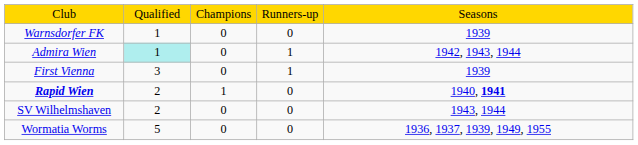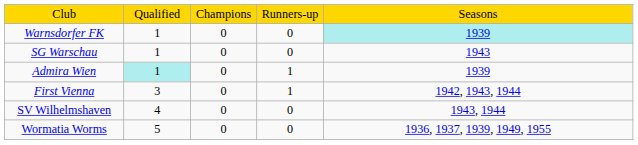(478, 33) no background -> (478, 33) paleturquoise background
+ row: (64, 52)
(478, 52) 1942, 1943, 1944 -> (478, 71) 1939
(478, 71) 1939 -> (478, 91) 1942, 1943, 1944
- row: (64, 91)
(157, 110) 2 -> (157, 110) 4
